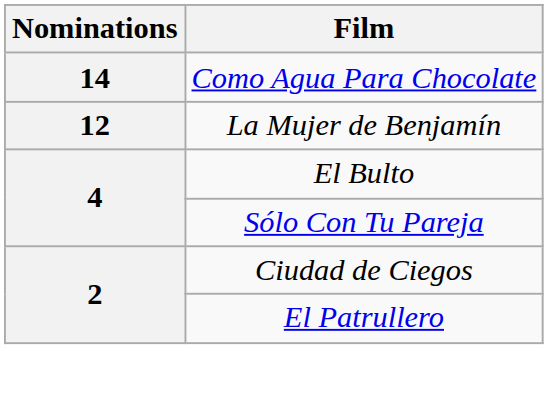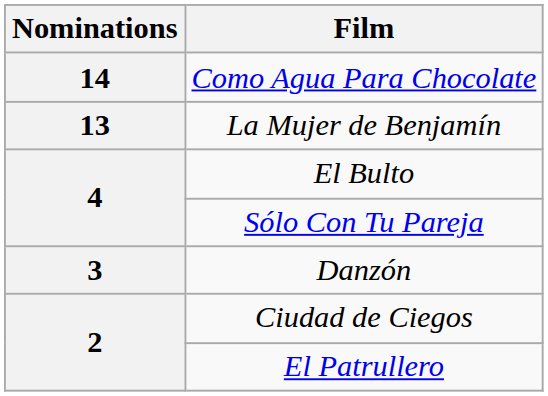(95, 125) 12 -> (95, 125) 13
+ row: (364, 269)
